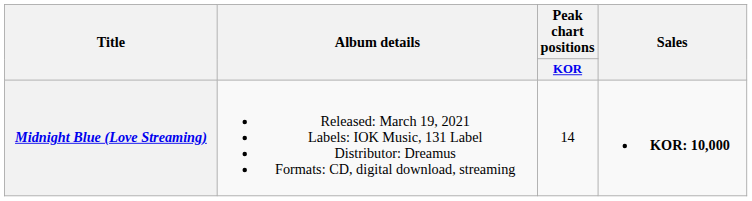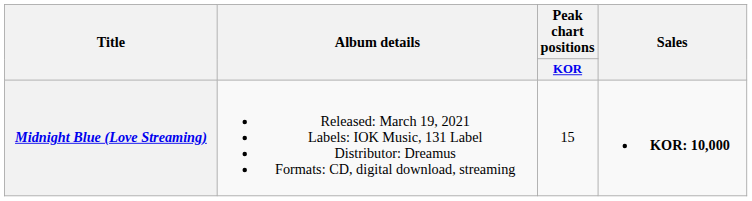(568, 137) 14 -> (568, 137) 15
